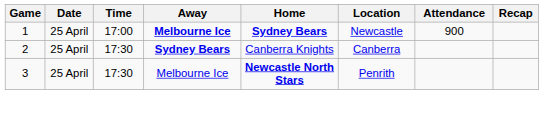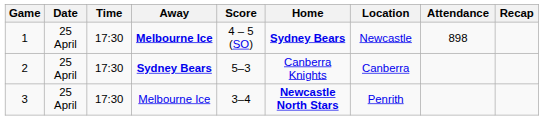+ column: (241, 13)
(119, 31) 17:00 -> (109, 37) 17:30
(454, 31) 900 -> (458, 37) 898
